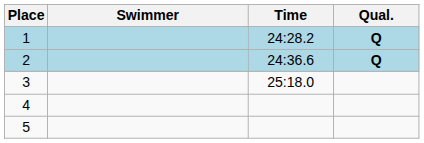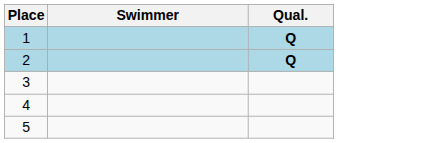- column: (291, 15)
